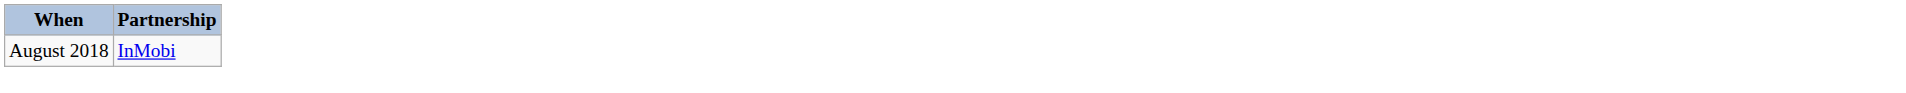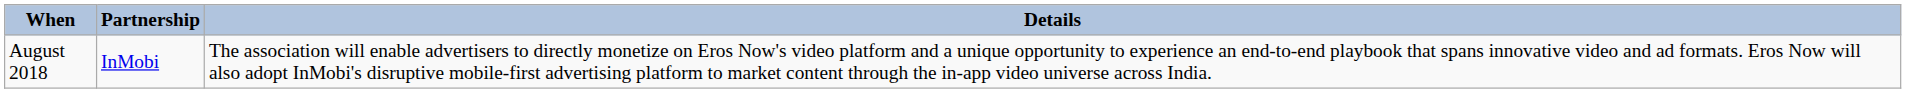+ column: (1053, 19)
